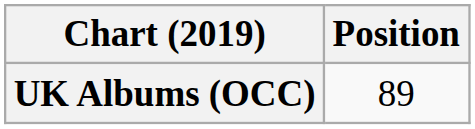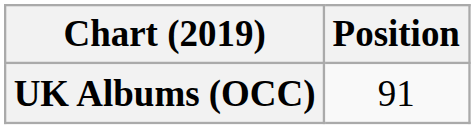(396, 92) 89 -> (396, 92) 91
